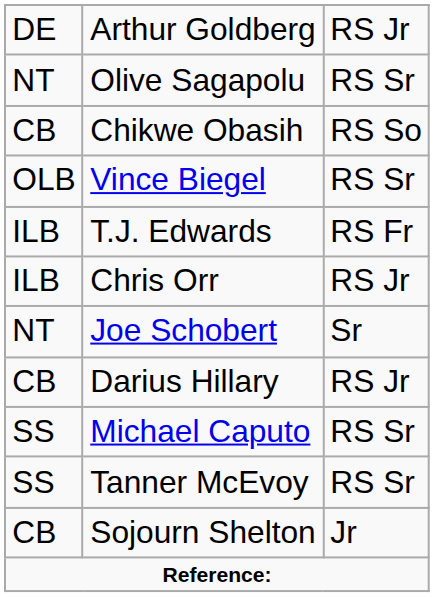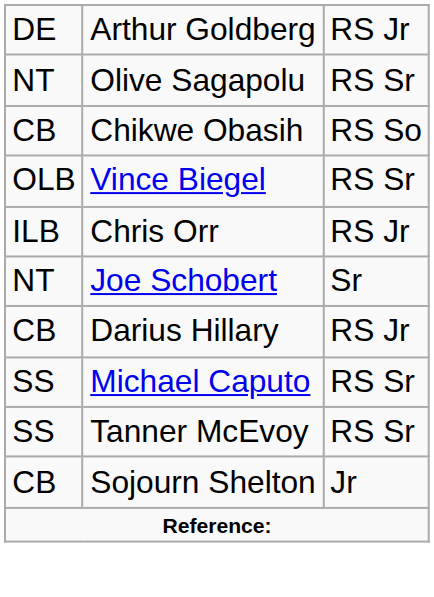- row: (181, 230)
